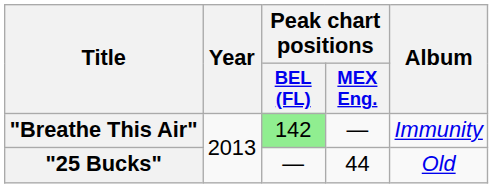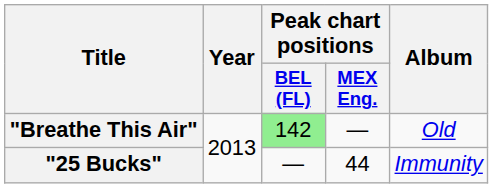(439, 130) Immunity -> (439, 130) Old
(439, 164) Old -> (439, 164) Immunity
